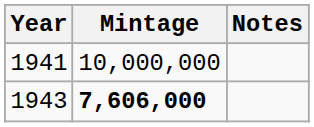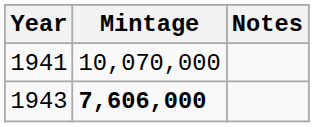(150, 63) 10,000,000 -> (150, 63) 10,070,000
